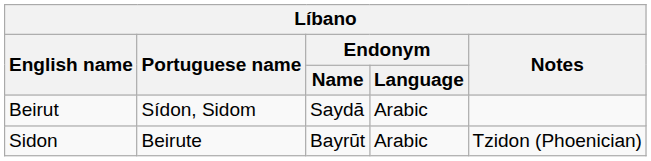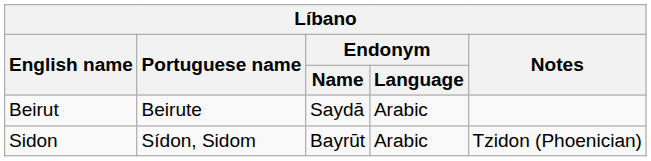(199, 110) Sídon, Sidom -> (172, 110) Beirute
(172, 140) Beirute -> (199, 140) Sídon, Sidom
